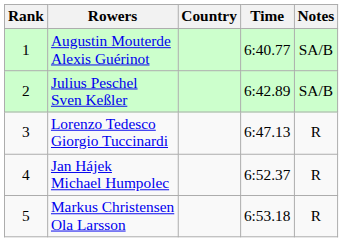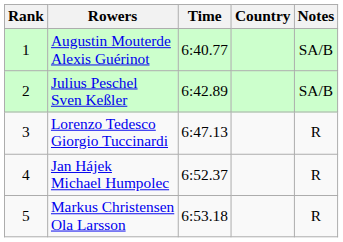columns swapped: (209, 16) <-> (267, 16)
